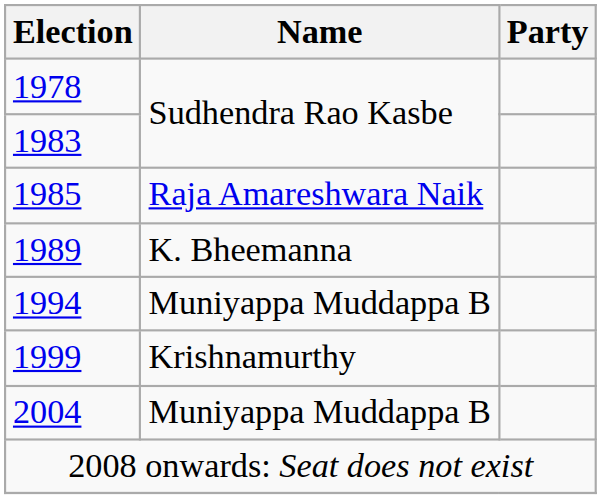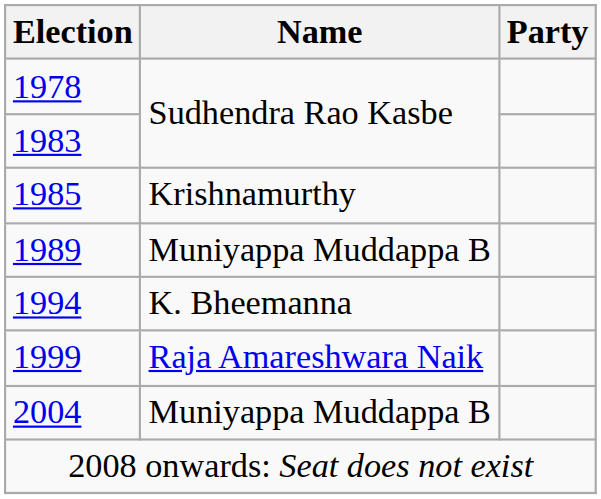(316, 194) Raja Amareshwara Naik -> (252, 194) Krishnamurthy
(250, 248) K. Bheemanna -> (320, 248) Muniyappa Muddappa B
(320, 303) Muniyappa Muddappa B -> (250, 303) K. Bheemanna
(252, 357) Krishnamurthy -> (316, 357) Raja Amareshwara Naik
